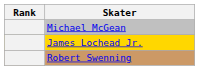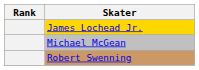rows swapped: (95, 42) <-> (86, 27)
